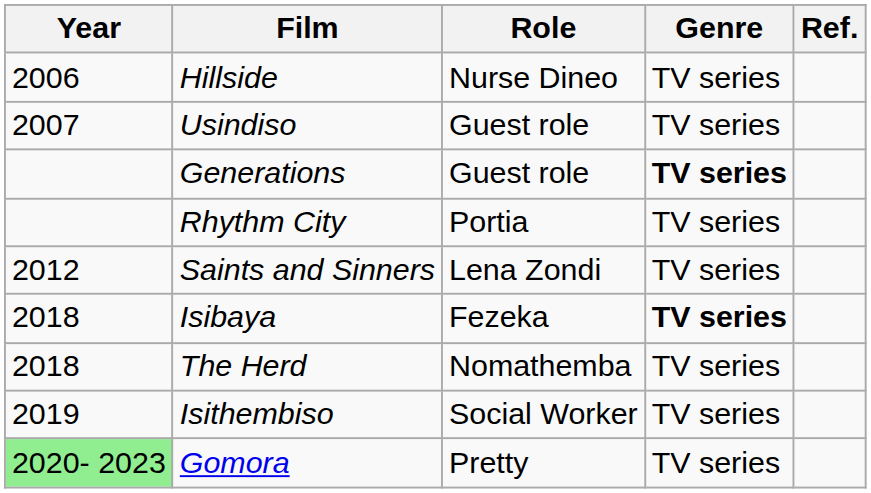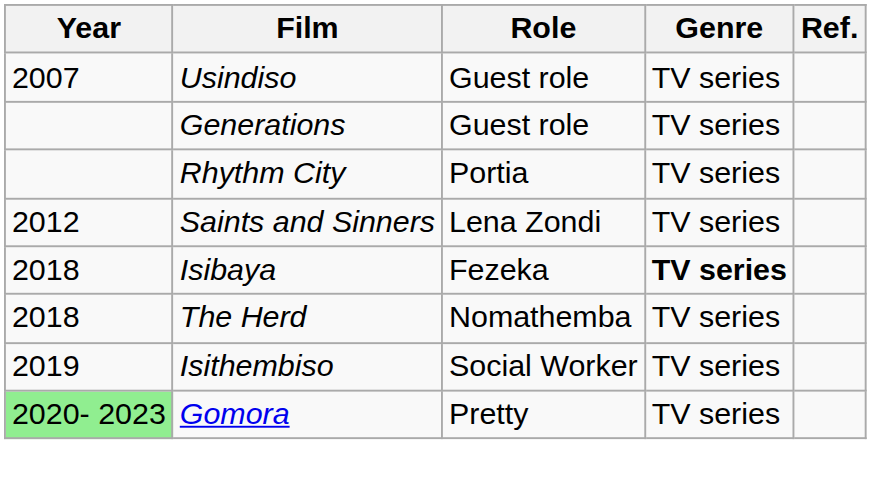- row: (229, 76)
(719, 173) bold -> (716, 125) normal
